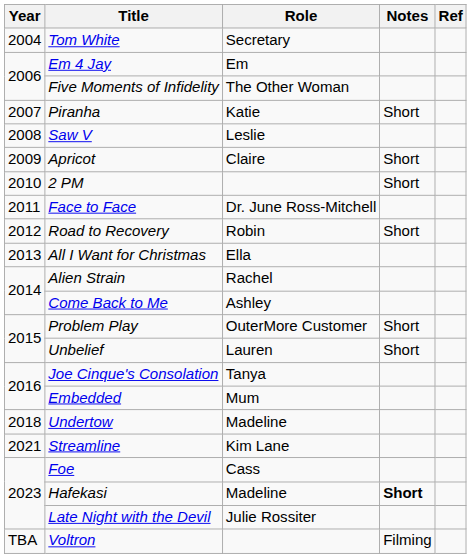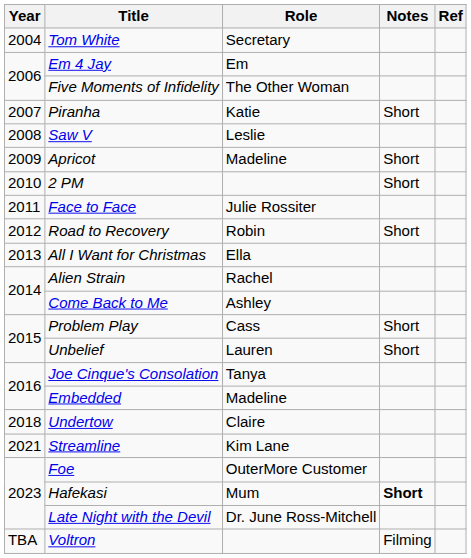(245, 159) Claire -> (256, 159) Madeline
(301, 207) Dr. June Ross-Mitchell -> (271, 207) Julie Rossiter
(296, 326) OuterMore Customer -> (243, 326) Cass
(242, 398) Mum -> (256, 398) Madeline
(256, 421) Madeline -> (245, 421) Claire
(243, 469) Cass -> (296, 469) OuterMore Customer
(256, 493) Madeline -> (242, 493) Mum
(271, 517) Julie Rossiter -> (301, 517) Dr. June Ross-Mitchell
